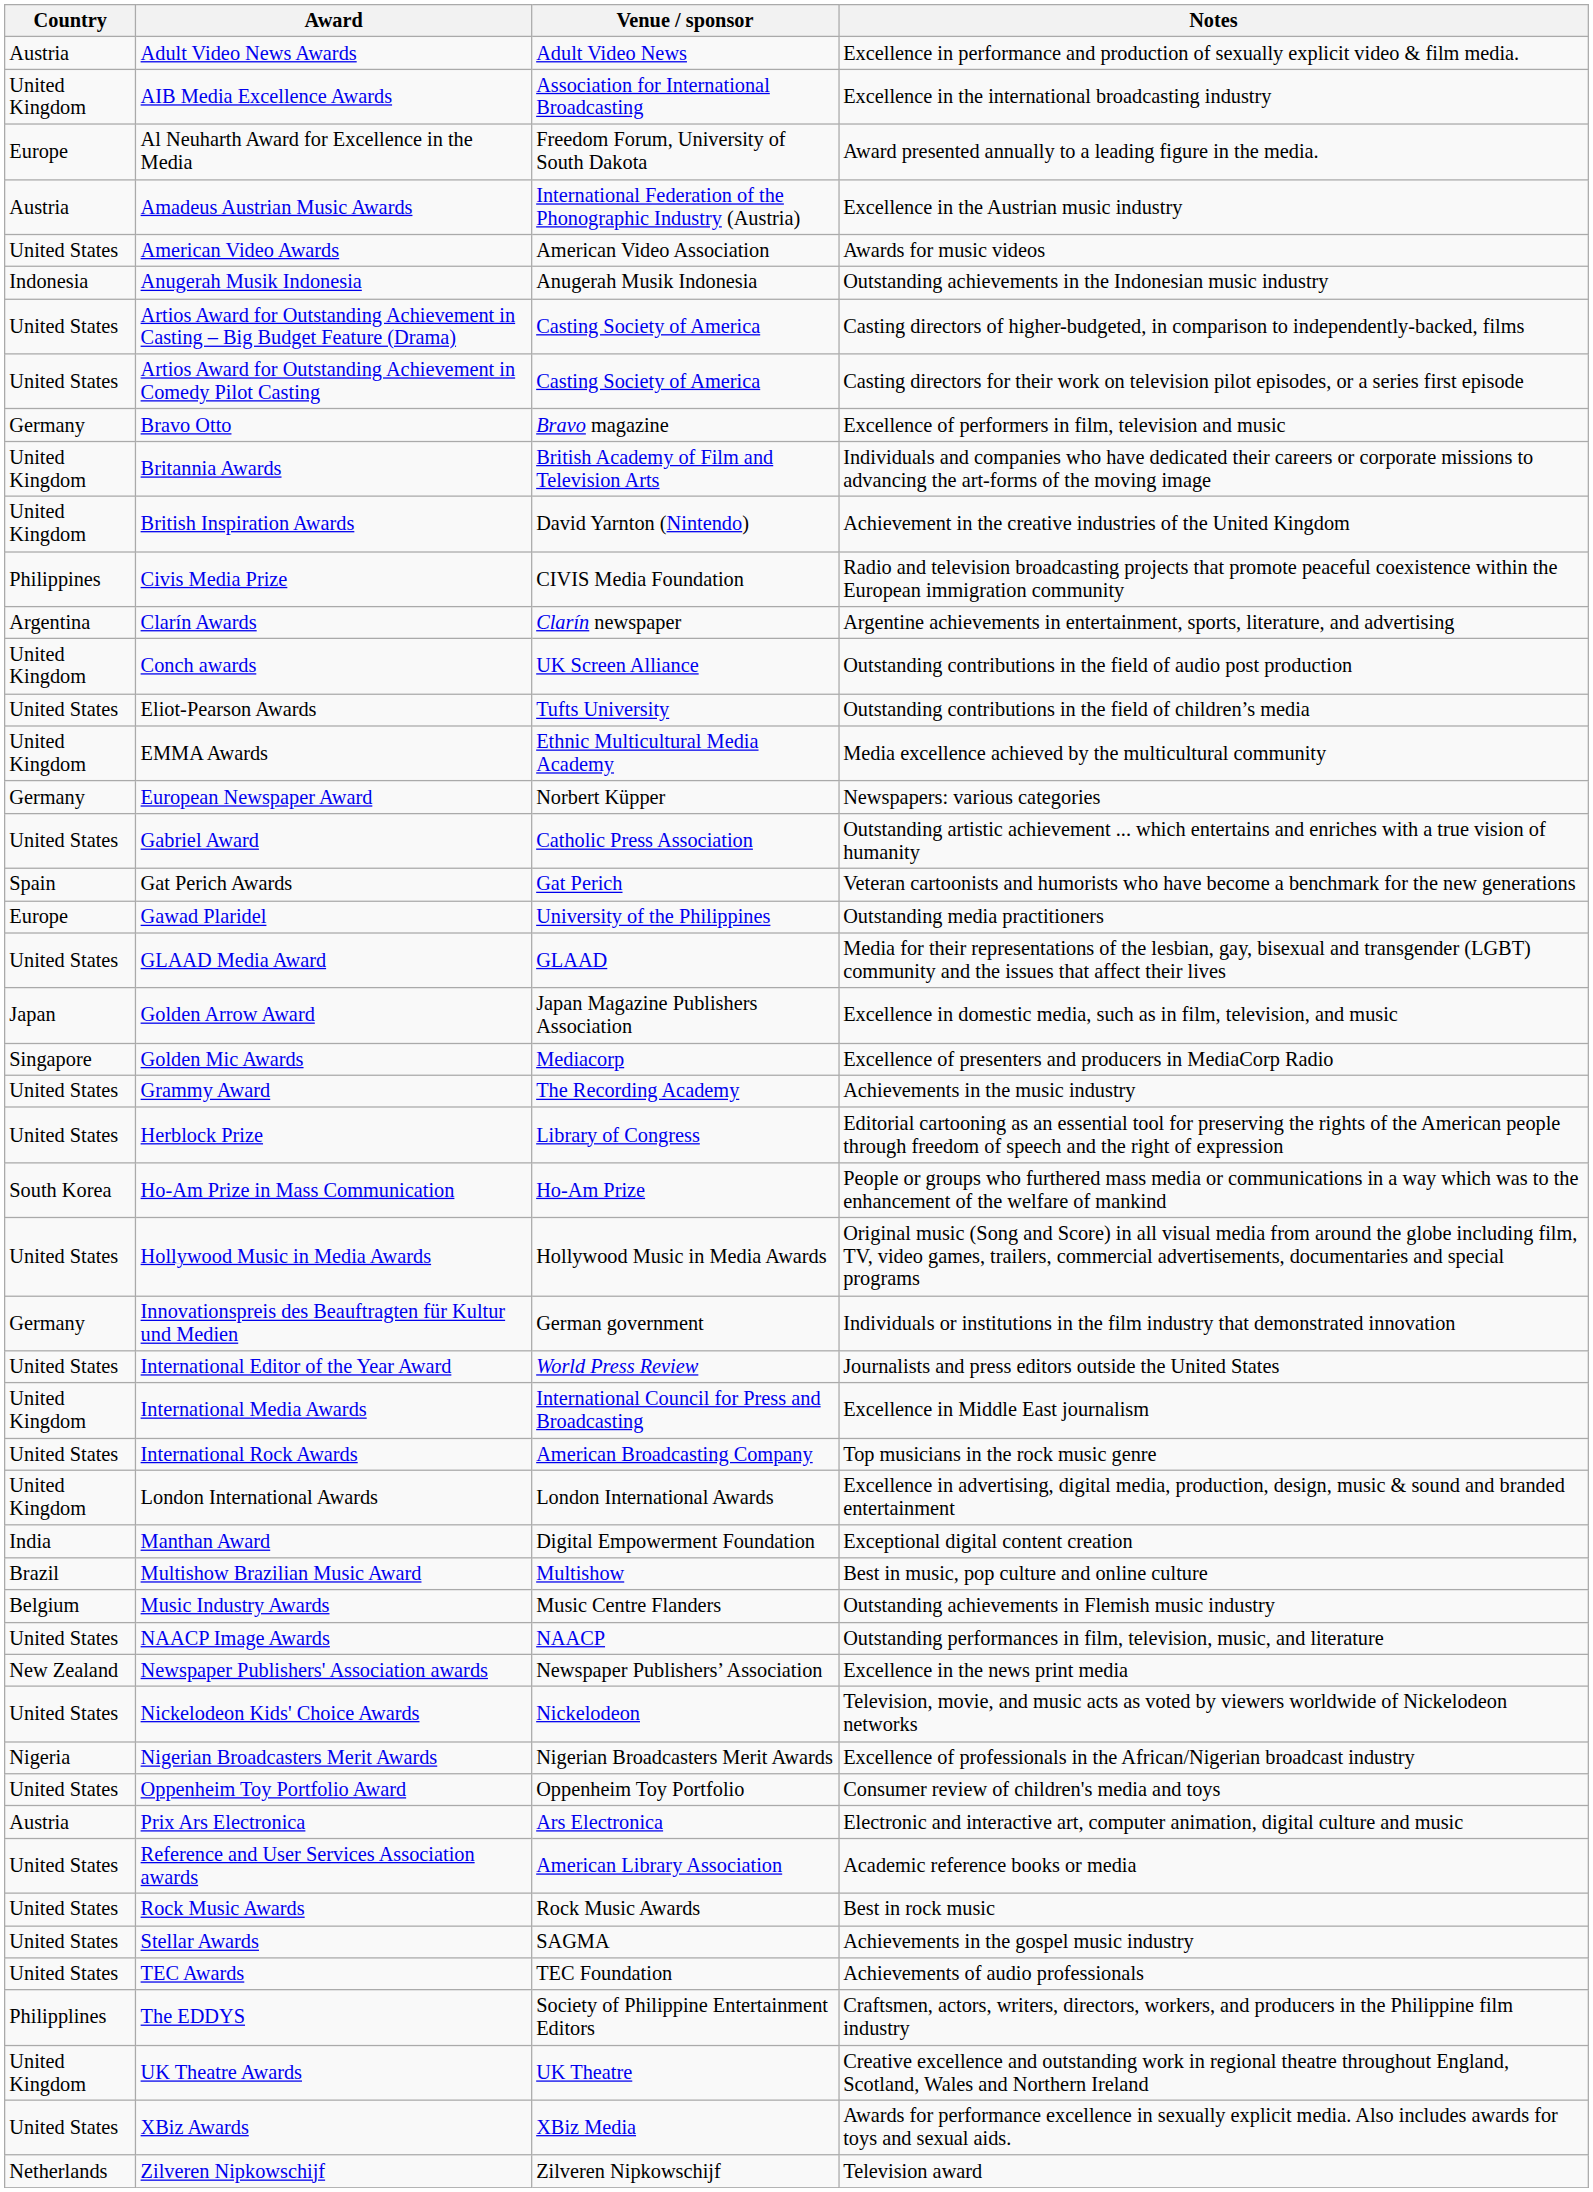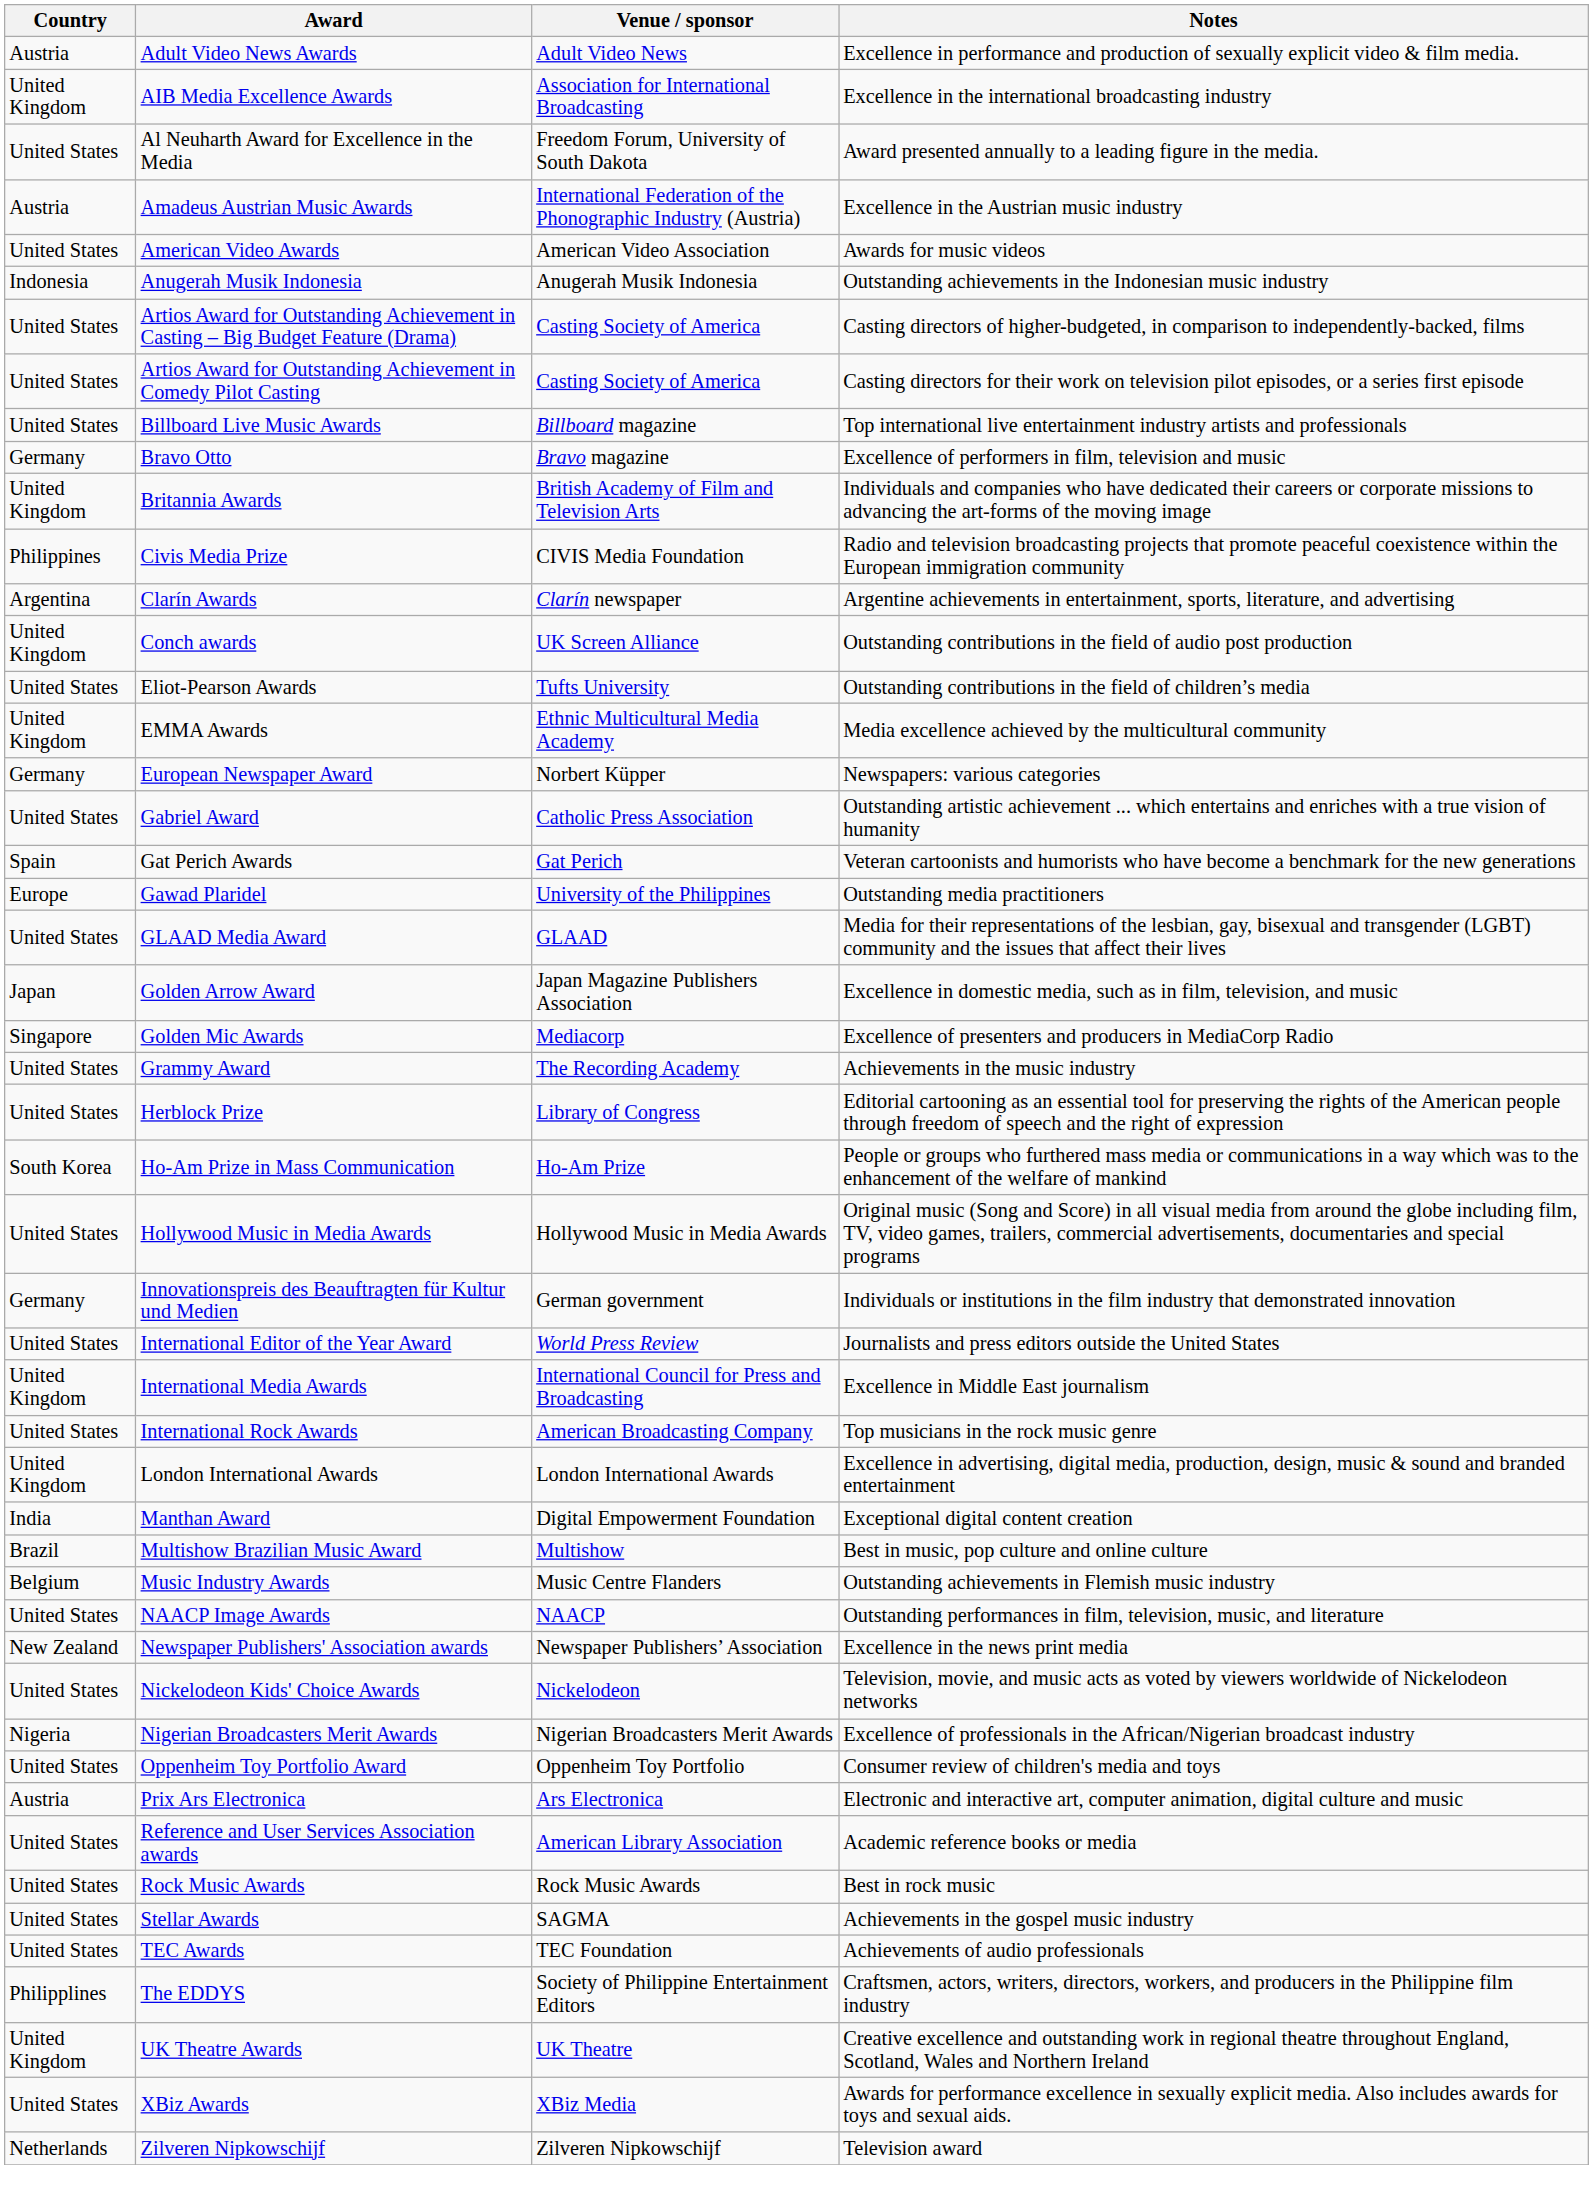(39, 151) Europe -> (64, 151) United States
+ row: (261, 424)
- row: (247, 523)
